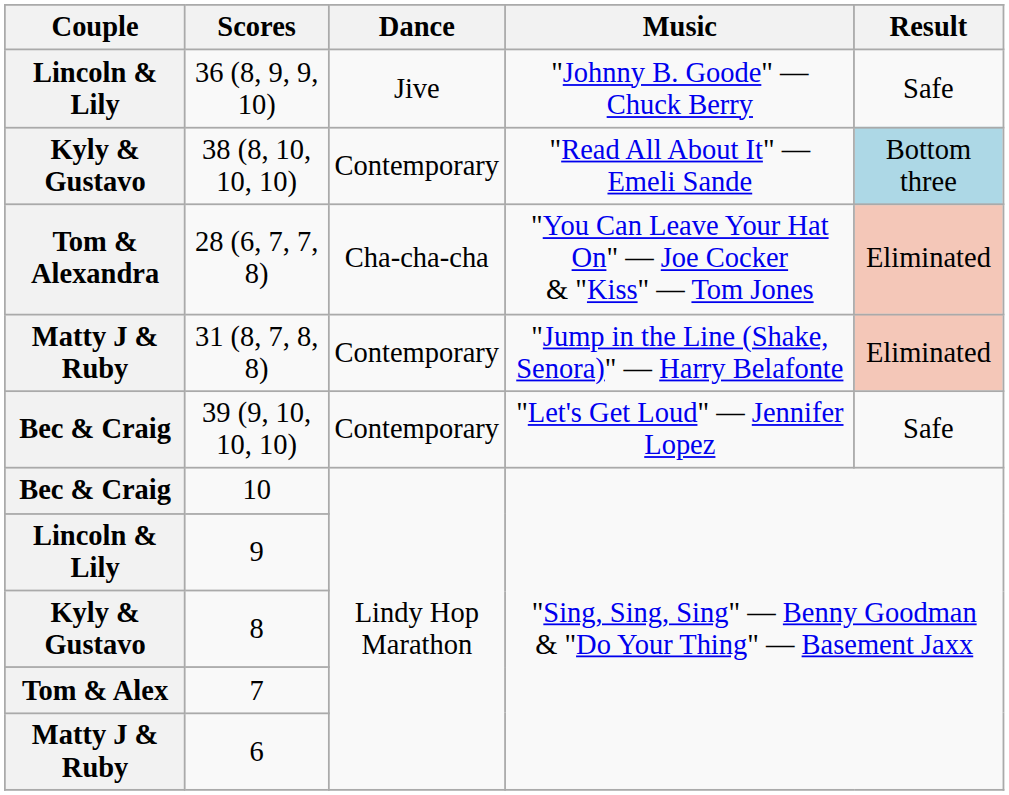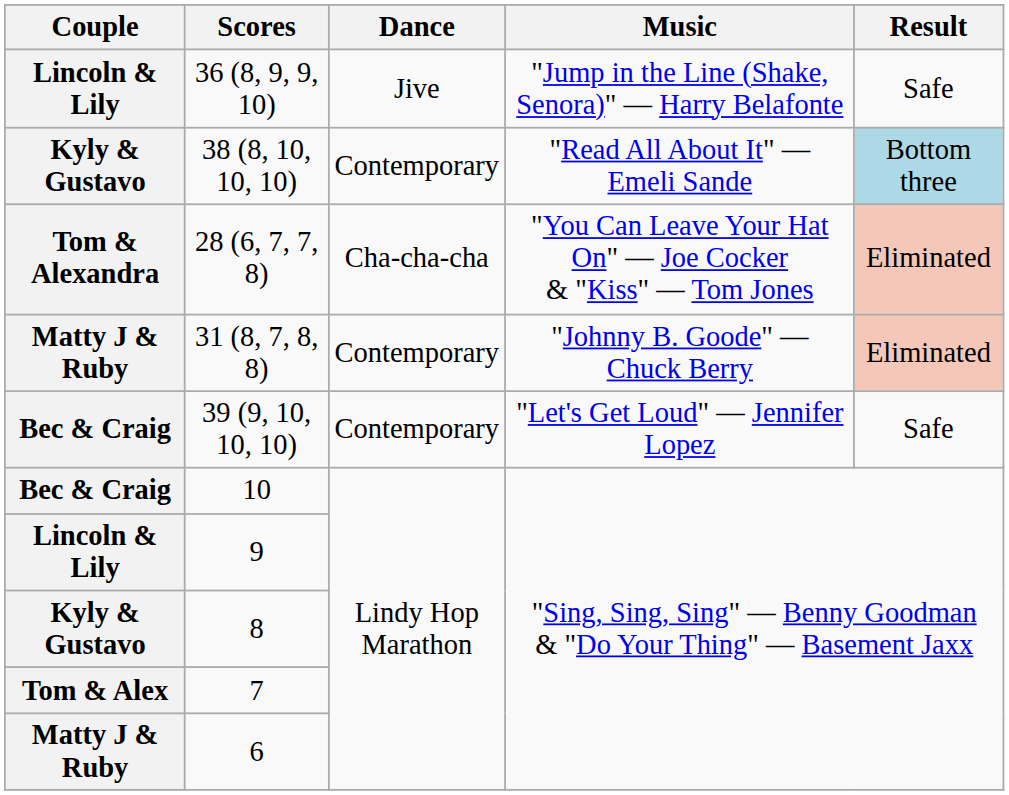(680, 88) "Johnny B. Goode" — Chuck Berry -> (680, 88) "Jump in the Line (Shake, Senora)" — Harry Belafonte
(680, 351) "Jump in the Line (Shake, Senora)" — Harry Belafonte -> (680, 351) "Johnny B. Goode" — Chuck Berry
